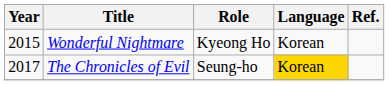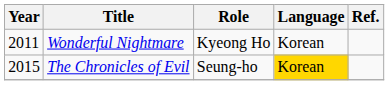(24, 42) 2015 -> (24, 42) 2011
(24, 67) 2017 -> (24, 67) 2015
